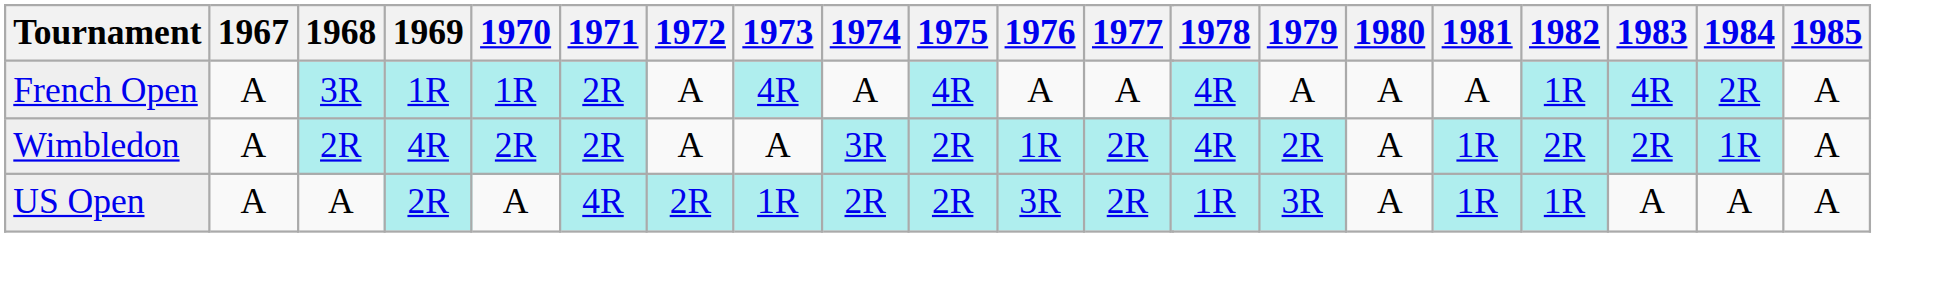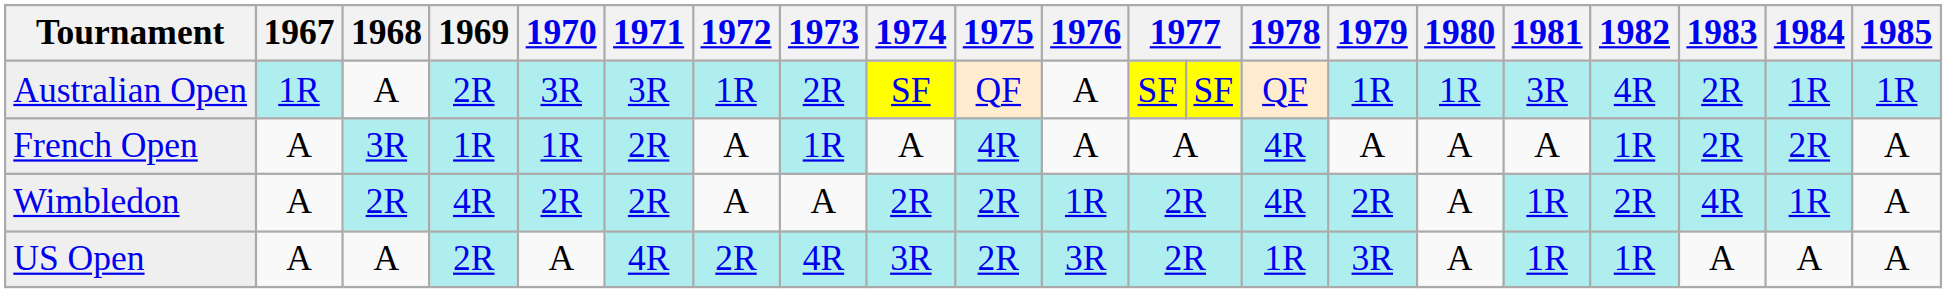+ row: (130, 88)
(778, 88) 4R -> (823, 145) 1R
(1652, 88) 4R -> (1722, 145) 2R
(865, 145) 3R -> (911, 201) 2R
(1652, 145) 2R -> (1722, 201) 4R
(778, 201) 1R -> (823, 257) 4R
(865, 201) 2R -> (911, 257) 3R
